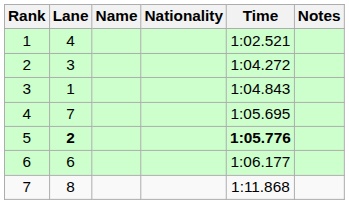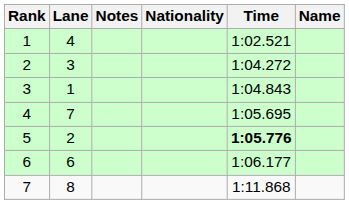columns swapped: (117, 16) <-> (319, 16)
(71, 138) bold -> (71, 138) normal
